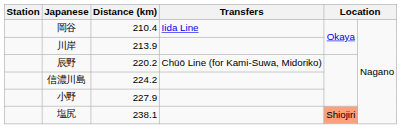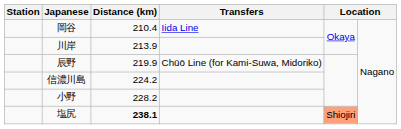(145, 63) 220.2 -> (145, 63) 219.9
(145, 97) 227.9 -> (145, 97) 228.2
(145, 115) normal -> (145, 115) bold
